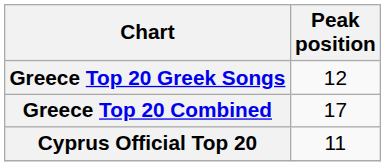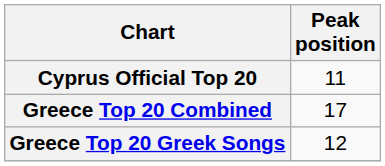rows swapped: (147, 143) <-> (147, 77)
